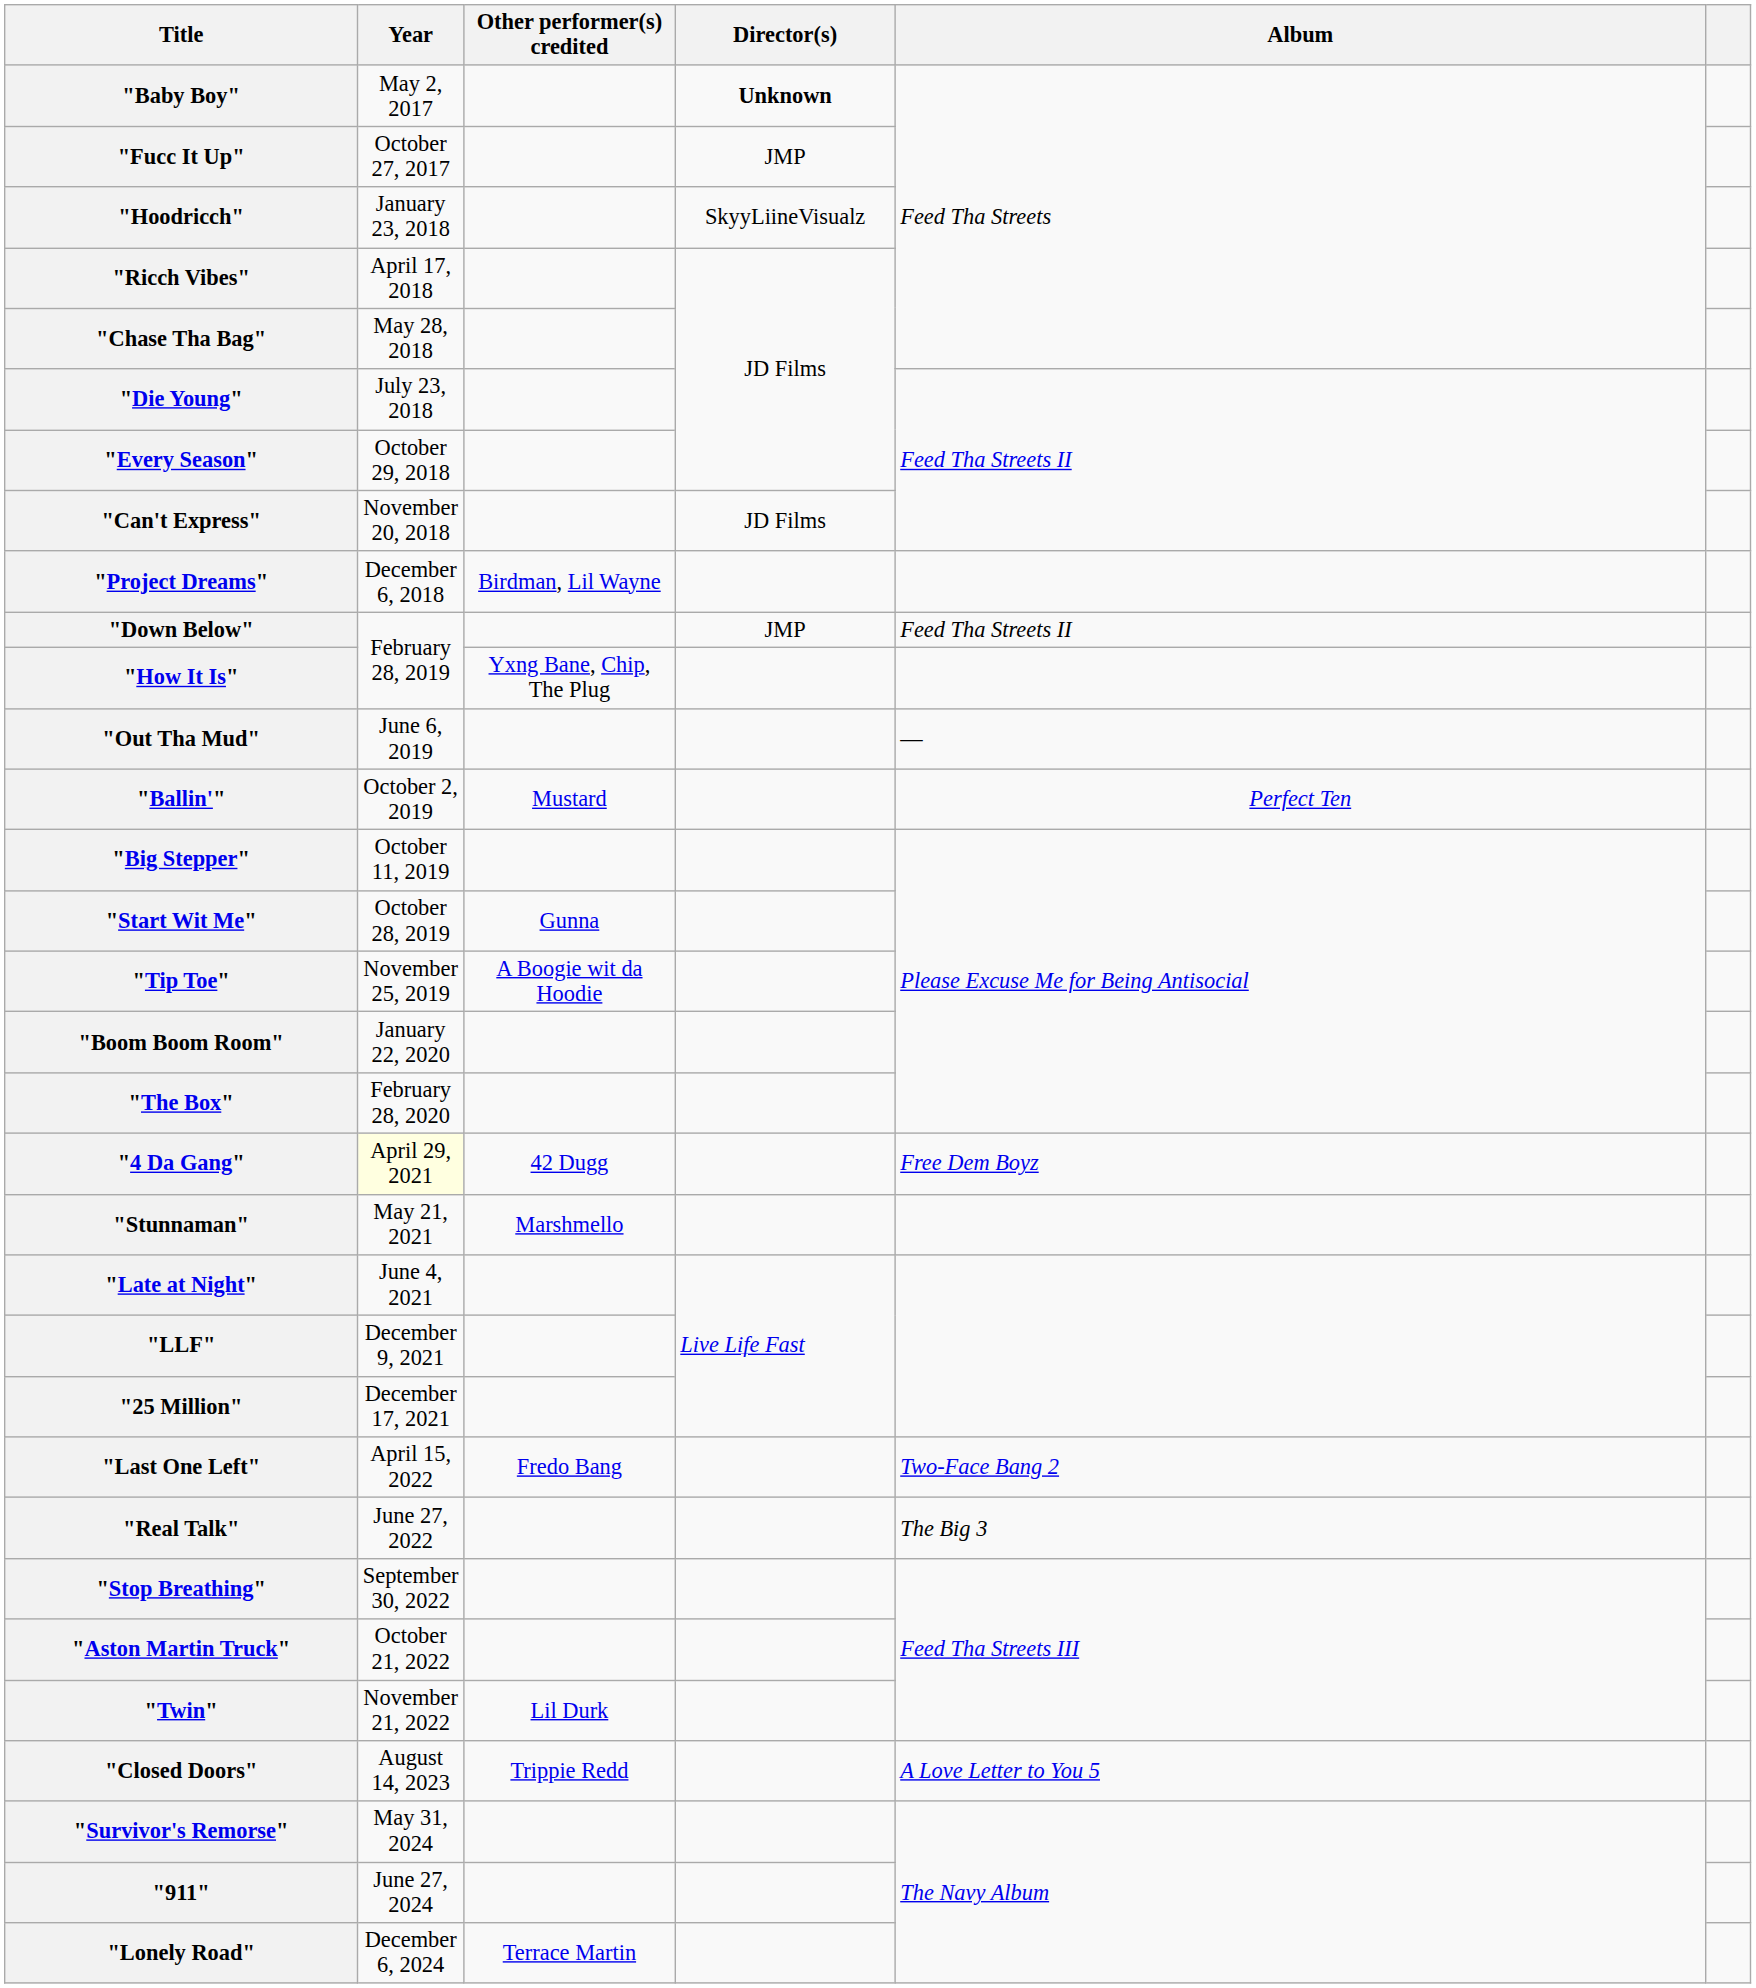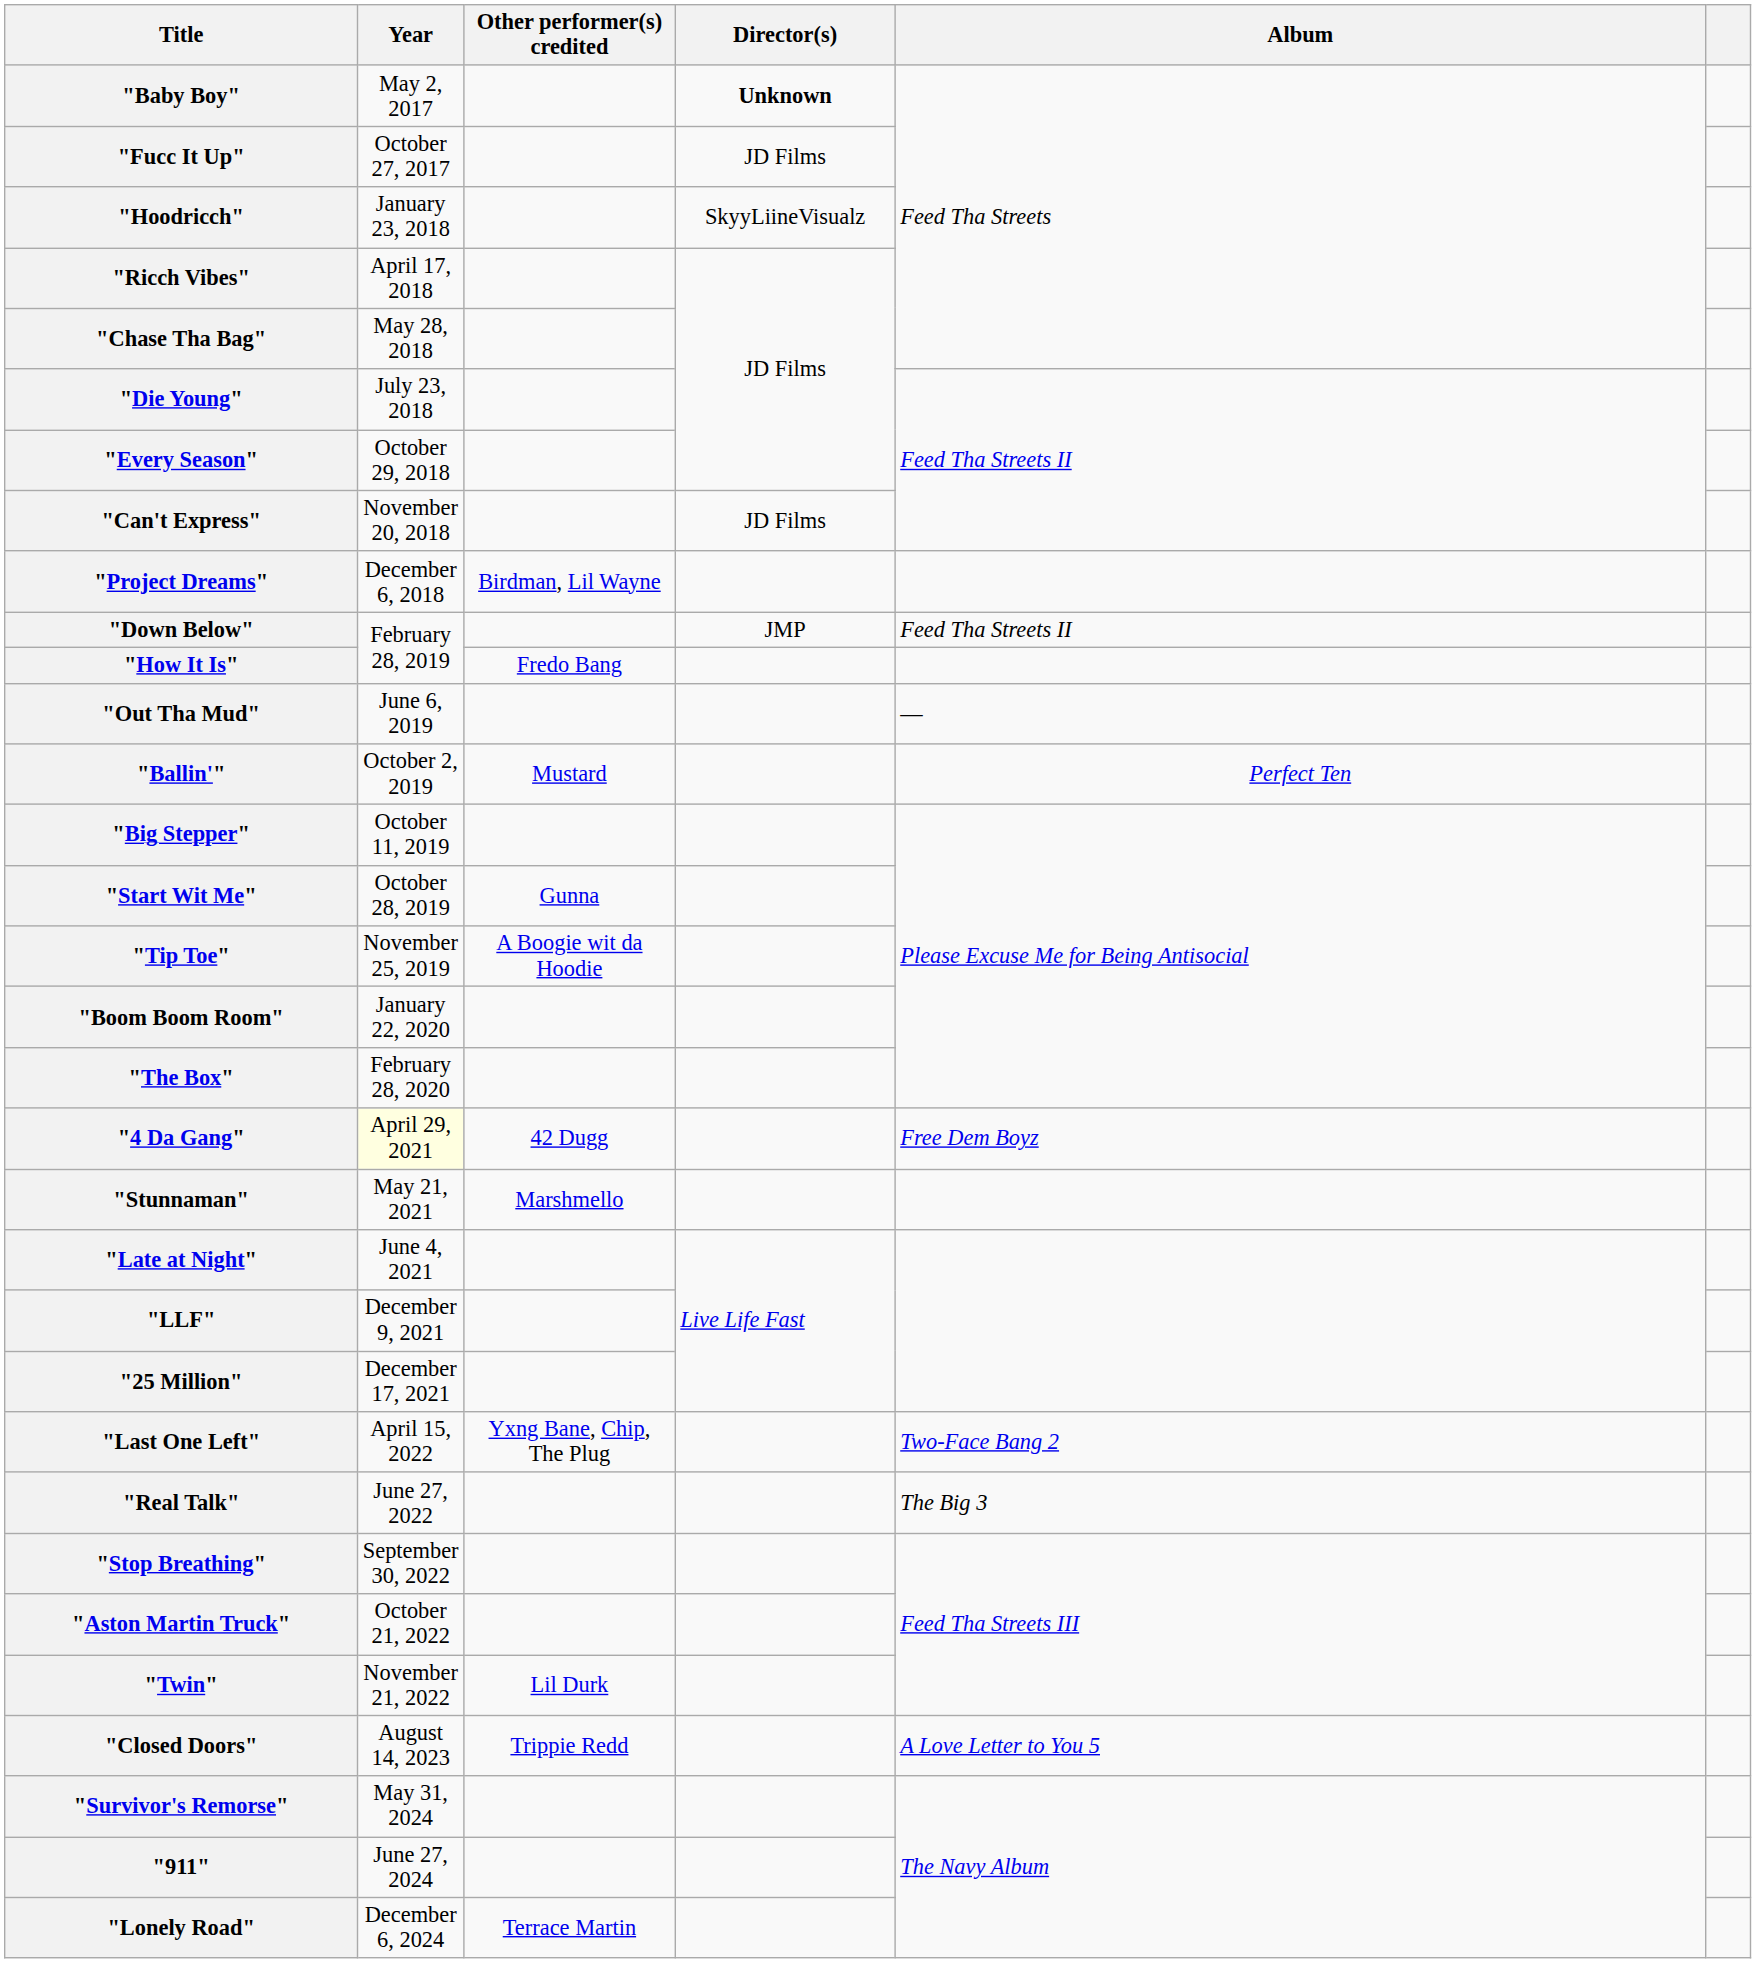(785, 156) JMP -> (785, 156) JD Films
(569, 677) Yxng Bane, Chip, The Plug -> (569, 665) Fredo Bang
(569, 1467) Fredo Bang -> (569, 1441) Yxng Bane, Chip, The Plug
